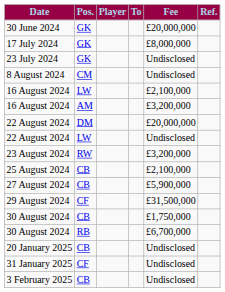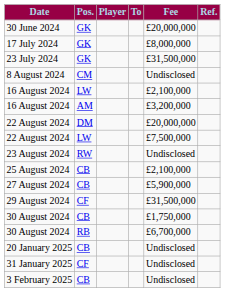(171, 59) Undisclosed -> (171, 59) £31,500,000
(171, 138) Undisclosed -> (168, 138) £7,500,000
(168, 153) £3,200,000 -> (171, 153) Undisclosed
